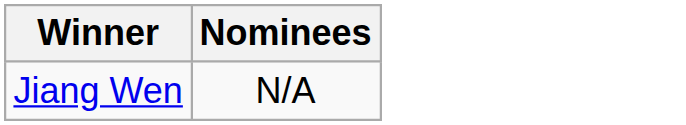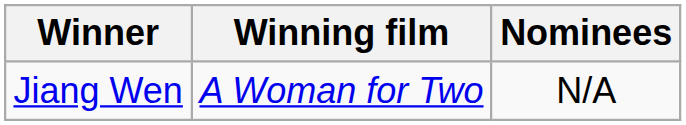+ column: (342, 33)
